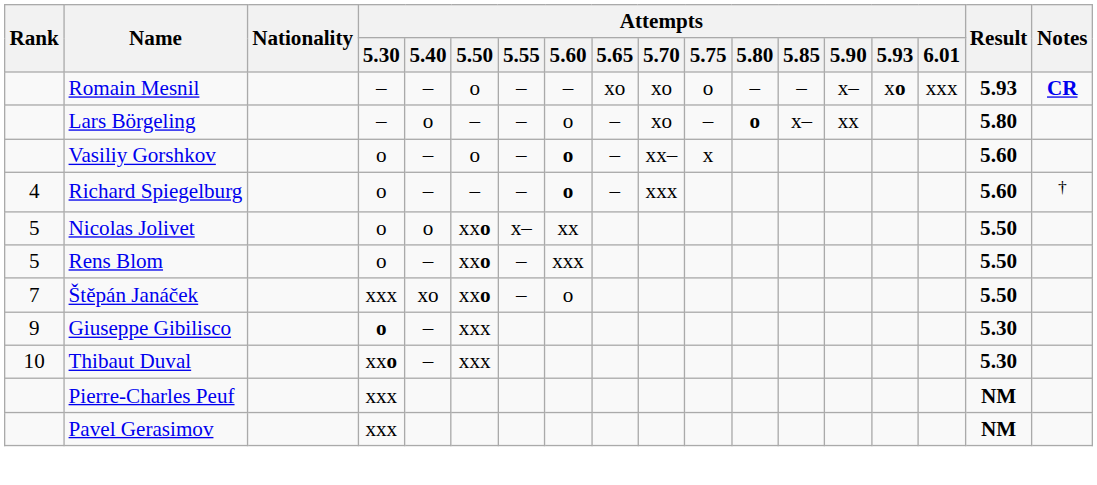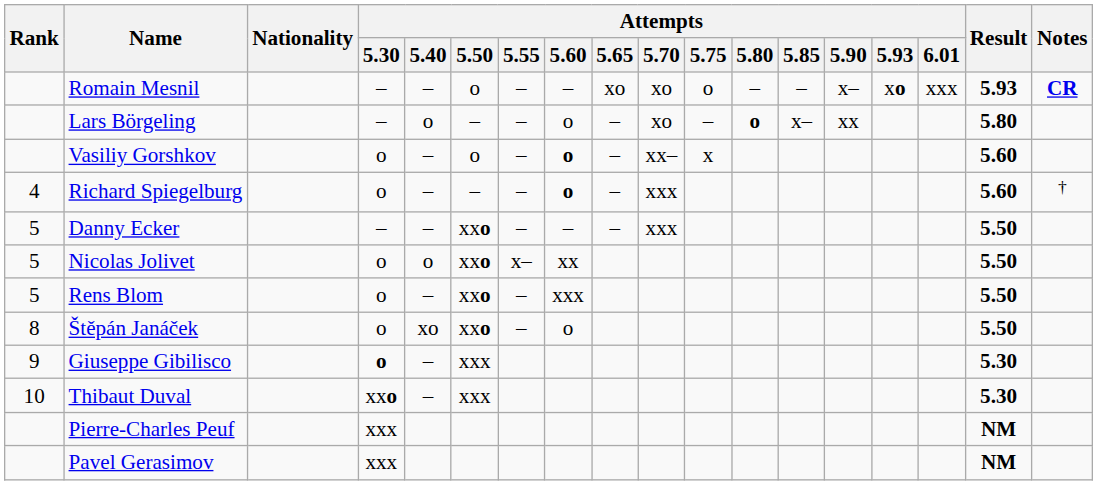+ row: (124, 227)
(34, 294) 7 -> (34, 328) 8
(381, 294) xxx -> (381, 328) o
